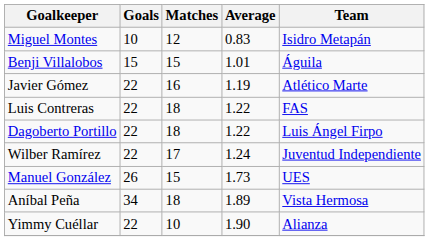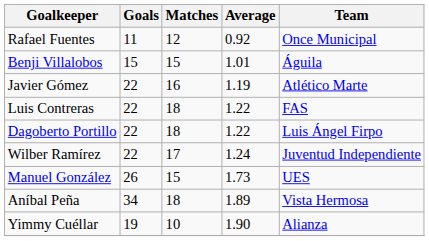- row: (53, 39)
+ row: (51, 39)
(131, 223) 22 -> (131, 223) 19
